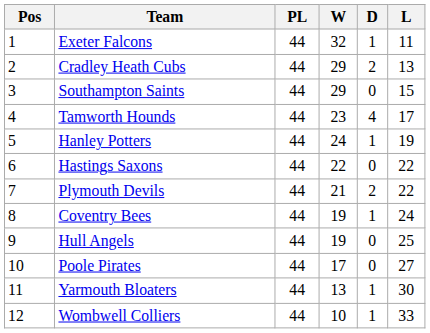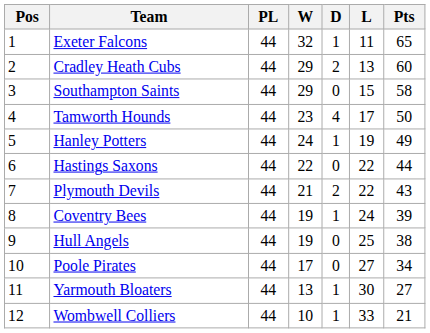+ column: (404, 16)
